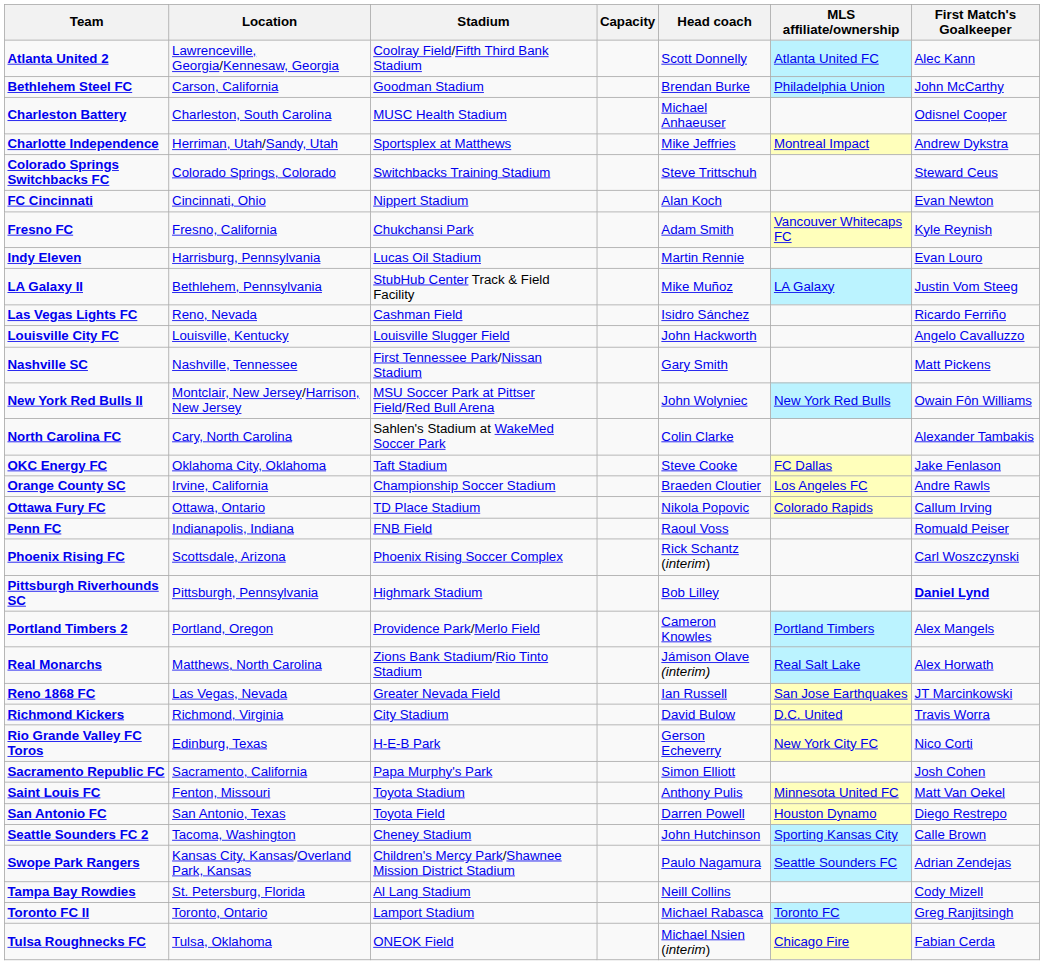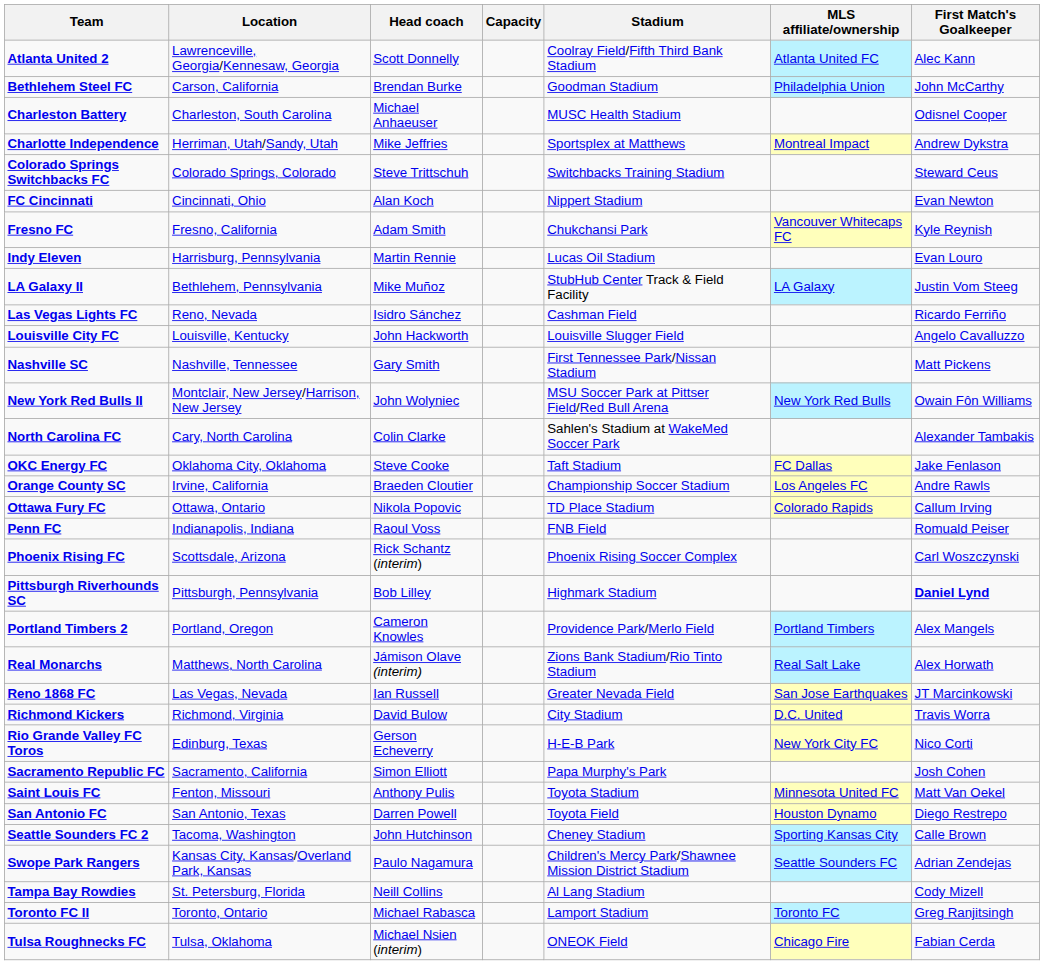columns swapped: (483, 22) <-> (715, 22)
